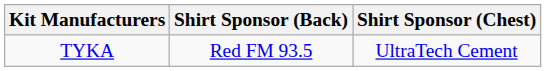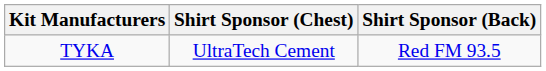columns swapped: (447, 19) <-> (261, 19)
